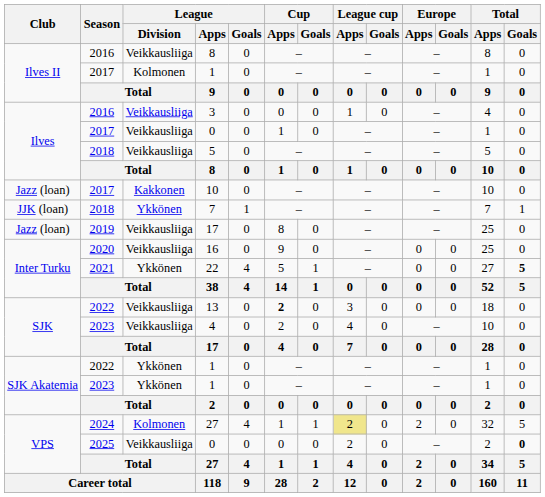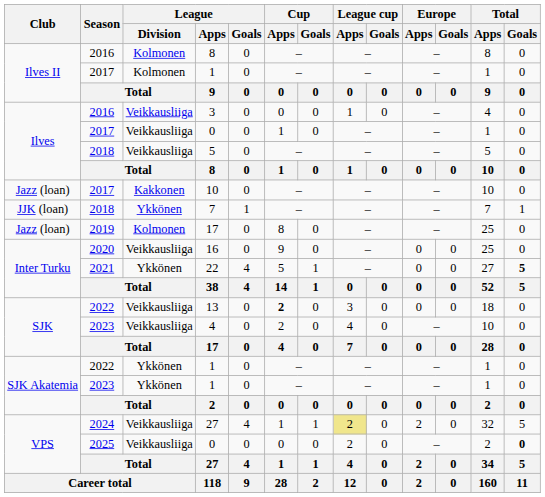(159, 53) Veikkausliiga -> (159, 53) Kolmonen
(159, 229) Veikkausliiga -> (159, 229) Kolmonen
(159, 424) Kolmonen -> (159, 424) Veikkausliiga
